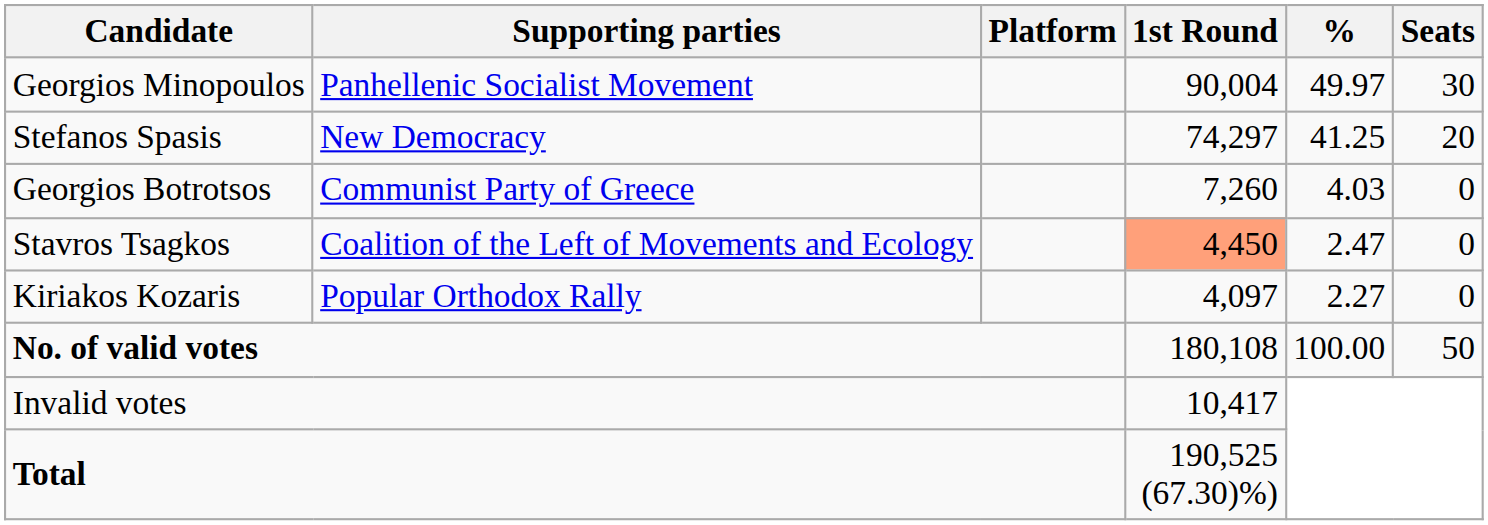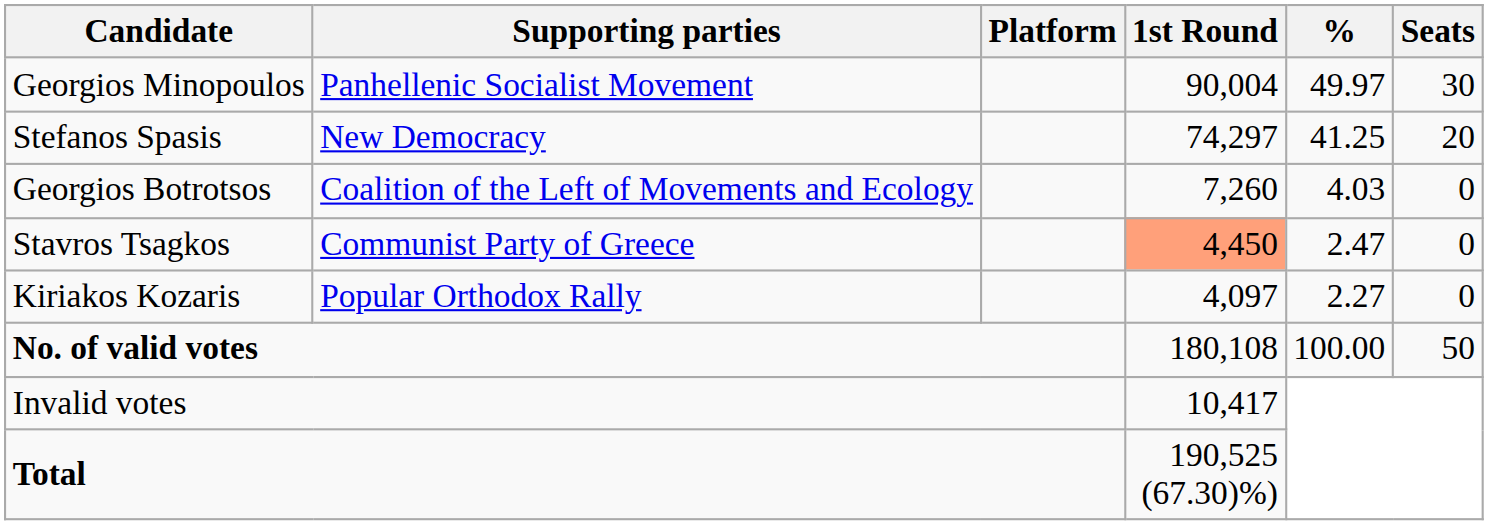(507, 190) Communist Party of Greece -> (647, 190) Coalition of the Left of Movements and Ecology
(647, 243) Coalition of the Left of Movements and Ecology -> (507, 243) Communist Party of Greece
